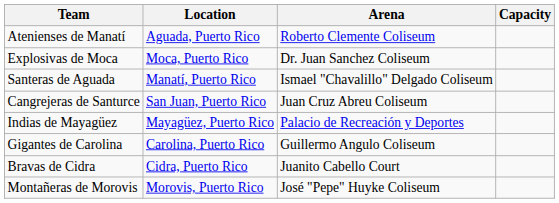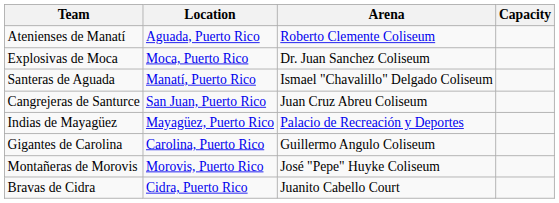rows swapped: (73, 187) <-> (51, 166)
